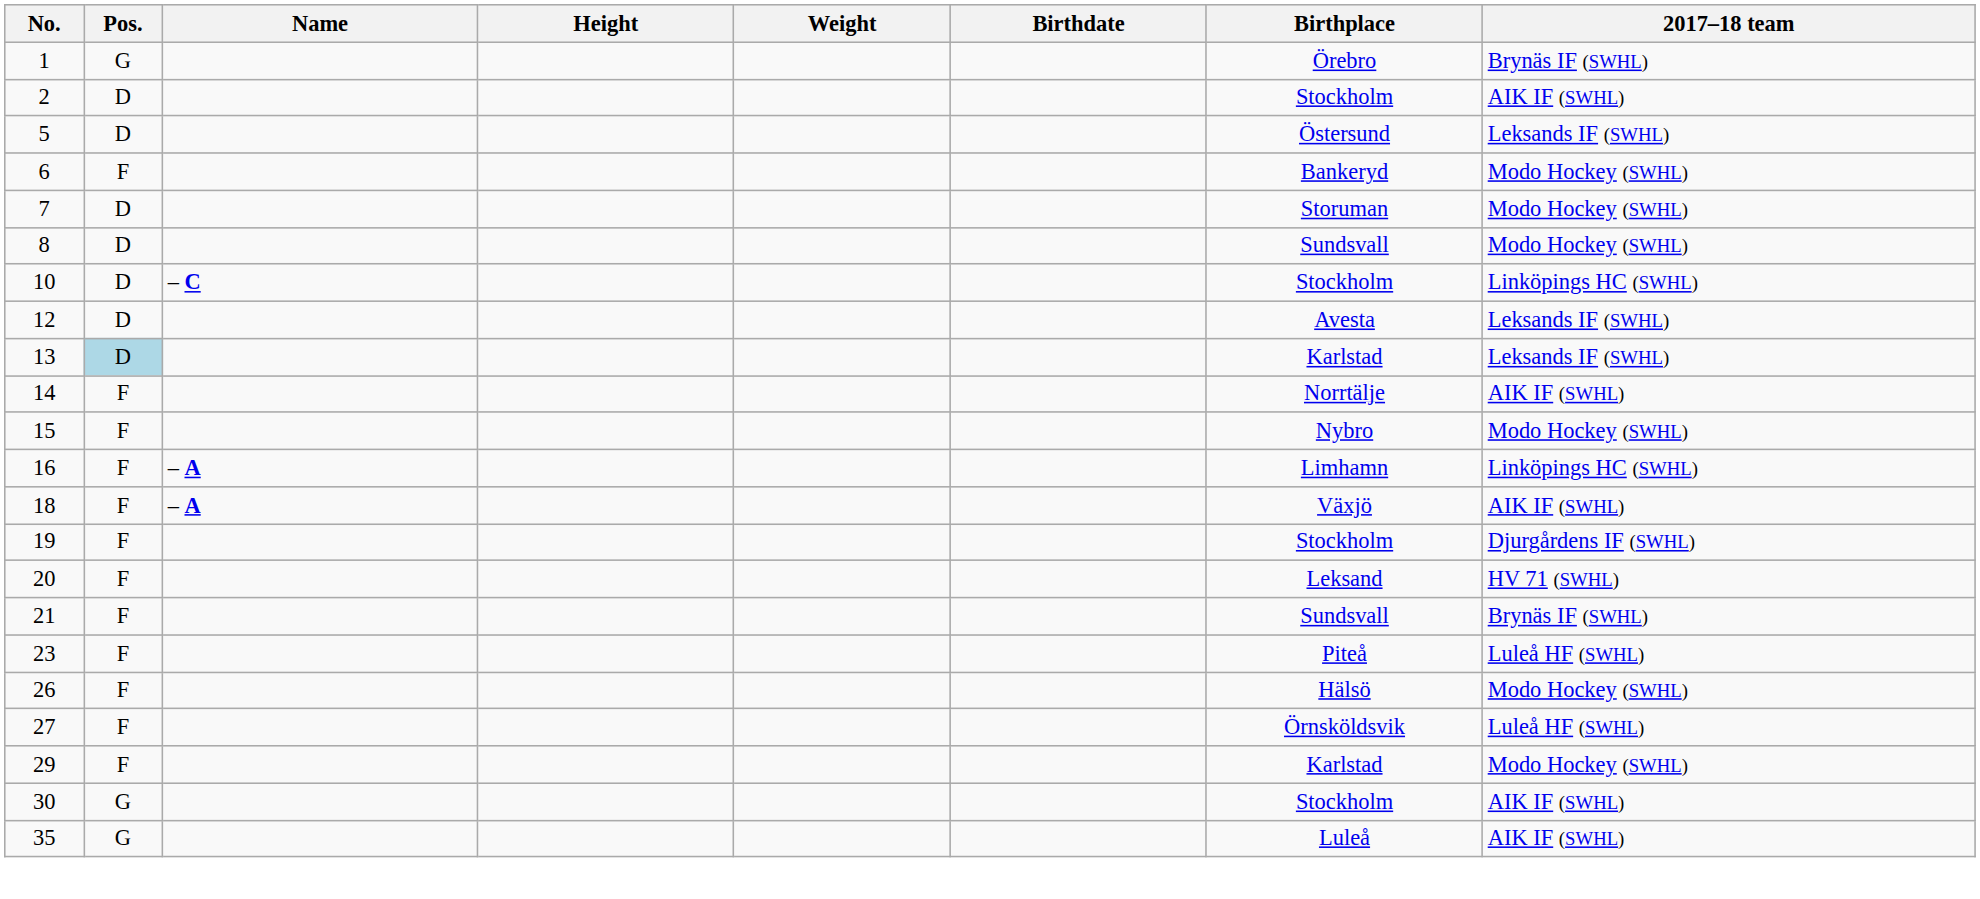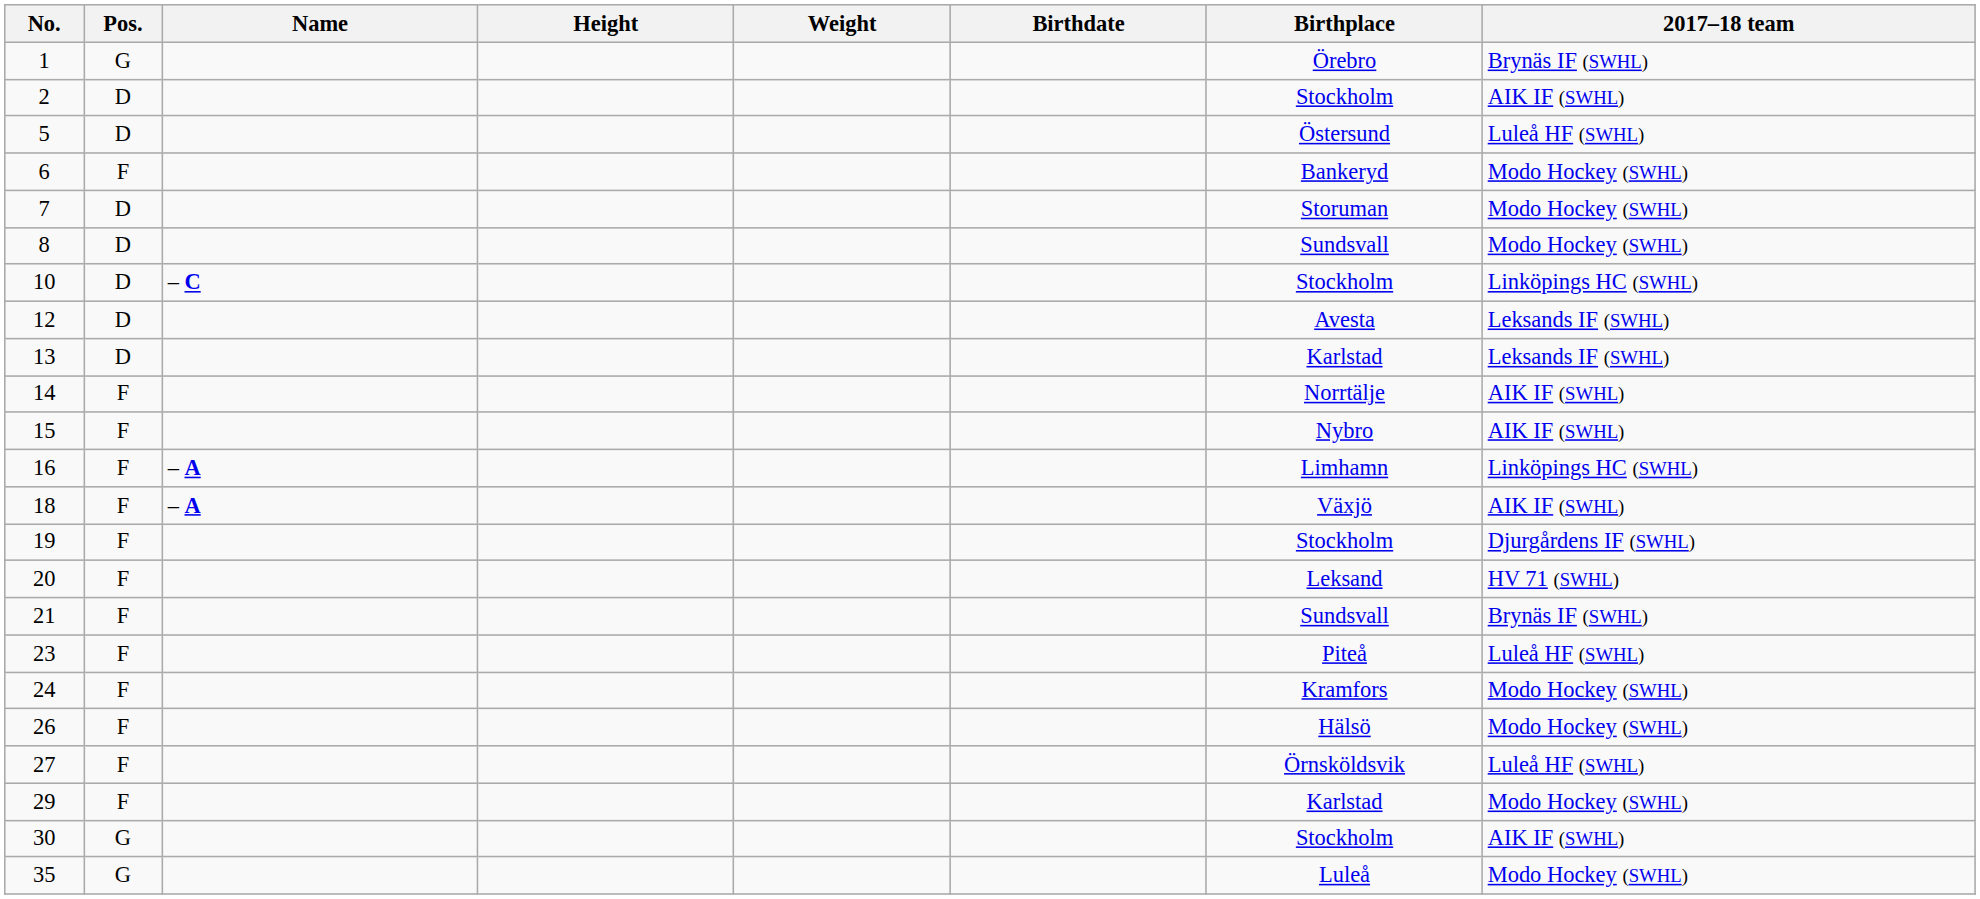(1578, 134) Leksands IF (SWHL) -> (1566, 134) Luleå HF (SWHL)
(123, 356) lightblue background -> (123, 356) no background
(1588, 430) Modo Hockey (SWHL) -> (1556, 430) AIK IF (SWHL)
+ row: (44, 690)
(1556, 838) AIK IF (SWHL) -> (1588, 875) Modo Hockey (SWHL)
